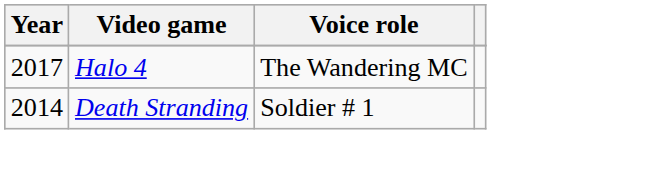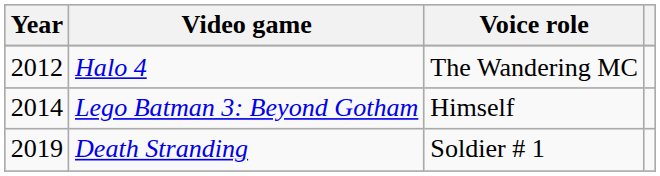(37, 66) 2017 -> (37, 66) 2012
+ row: (247, 107)
(37, 107) 2014 -> (37, 149) 2019
